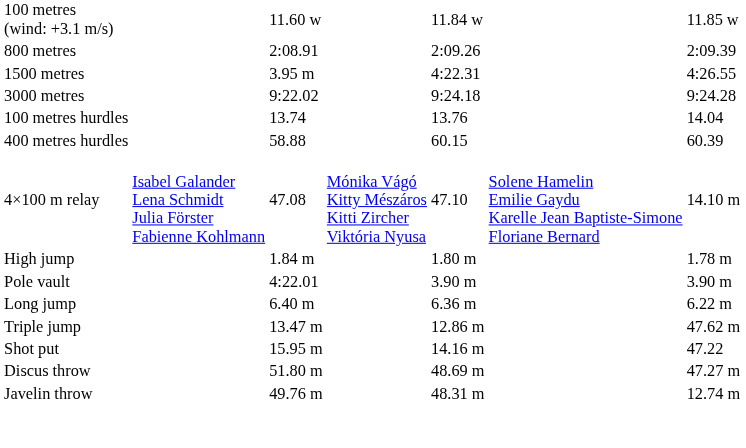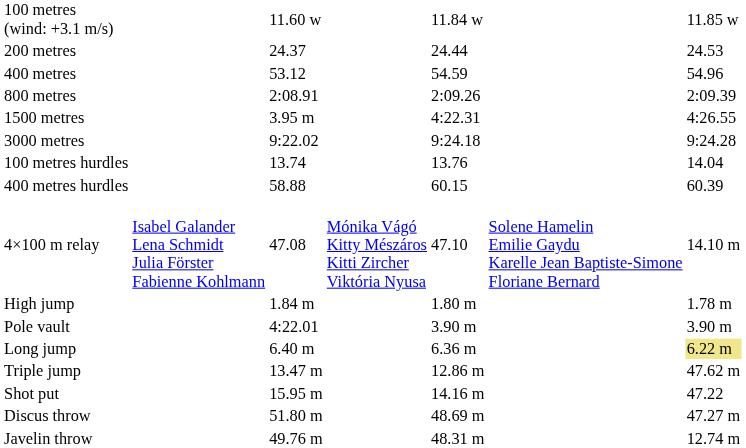+ row: (40, 51)
+ row: (40, 73)
(709, 303) no background -> (709, 348) khaki background
